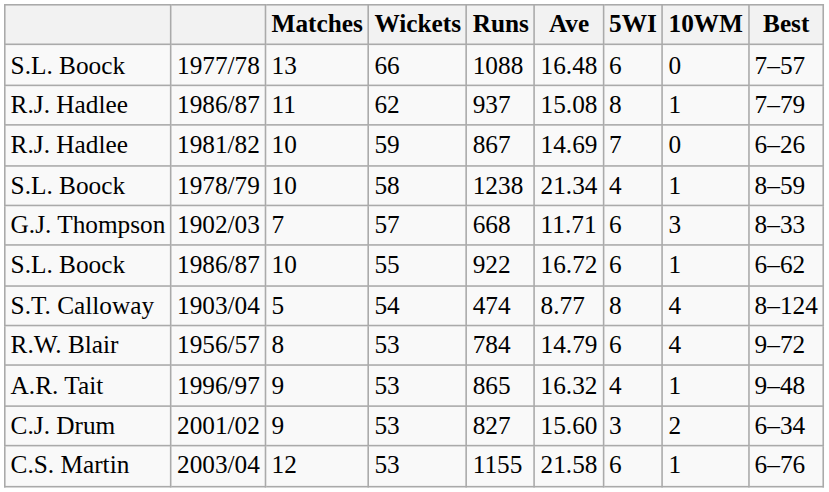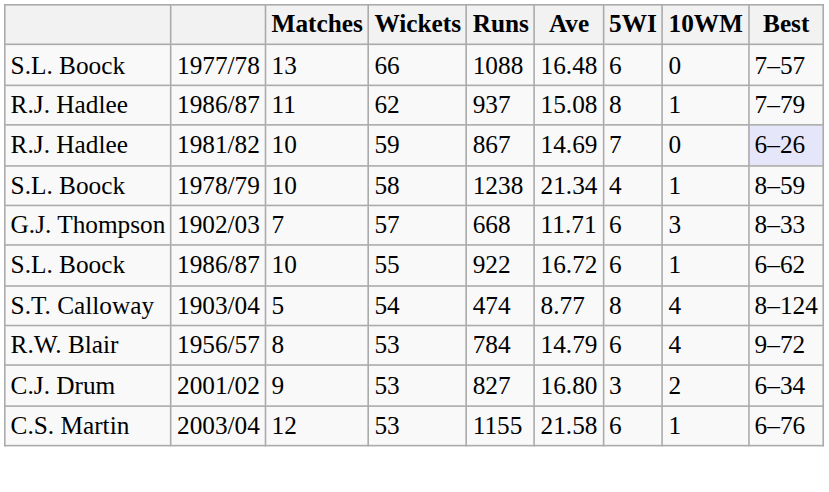(780, 144) no background -> (780, 144) lavender background
- row: (57, 385)
(569, 425) 15.60 -> (569, 385) 16.80
